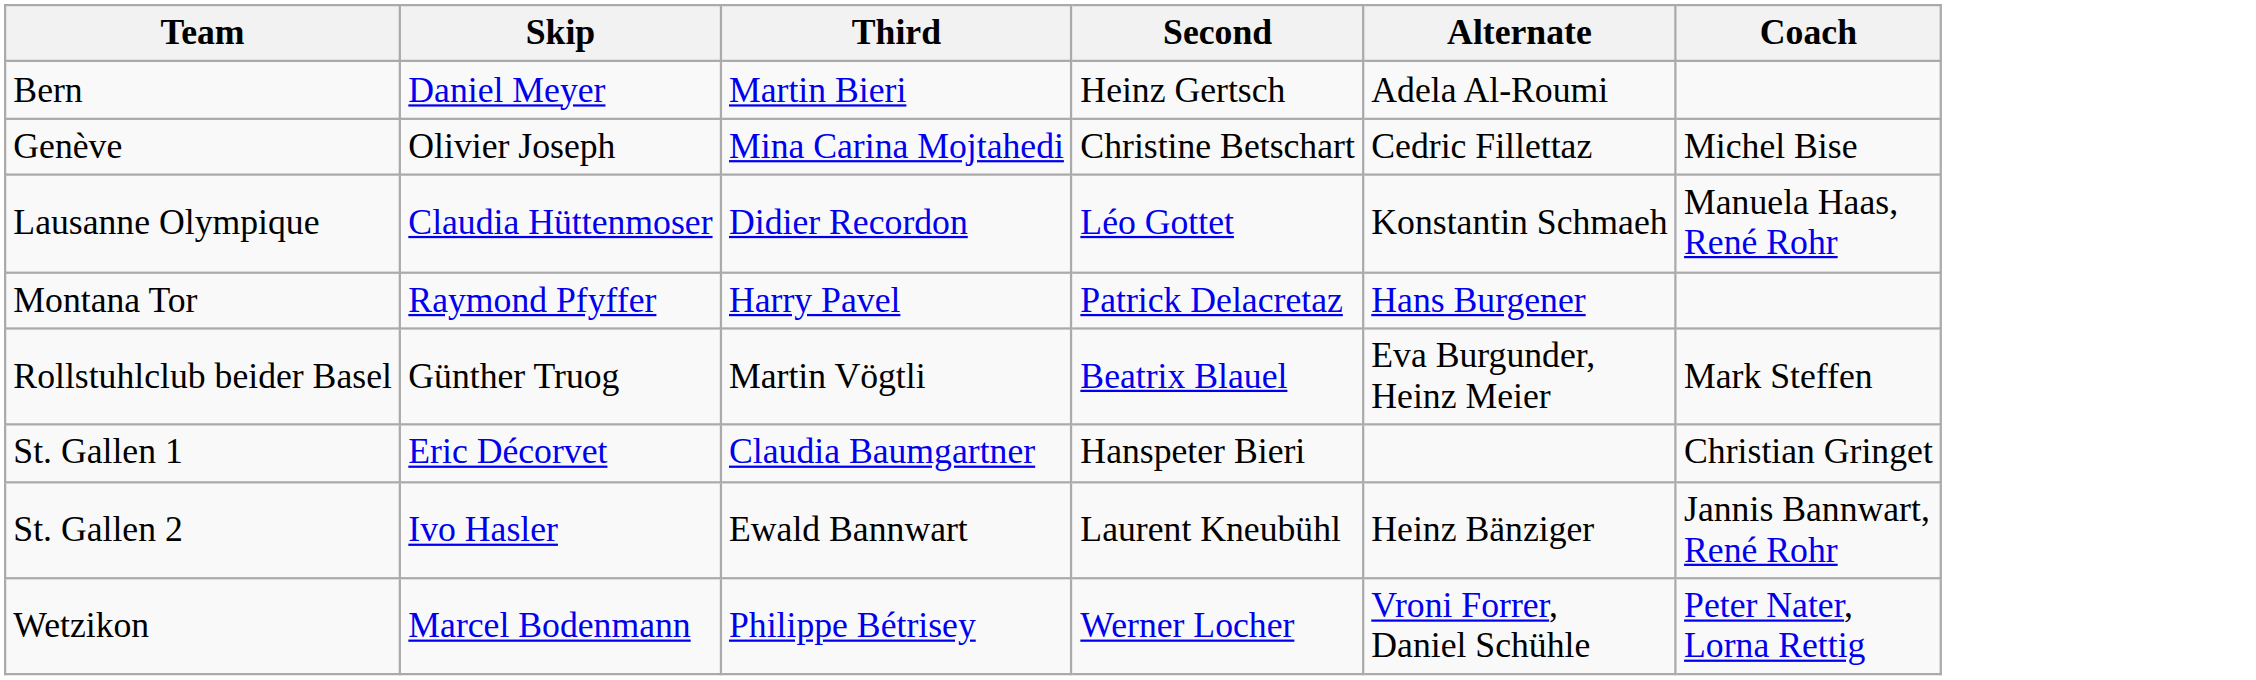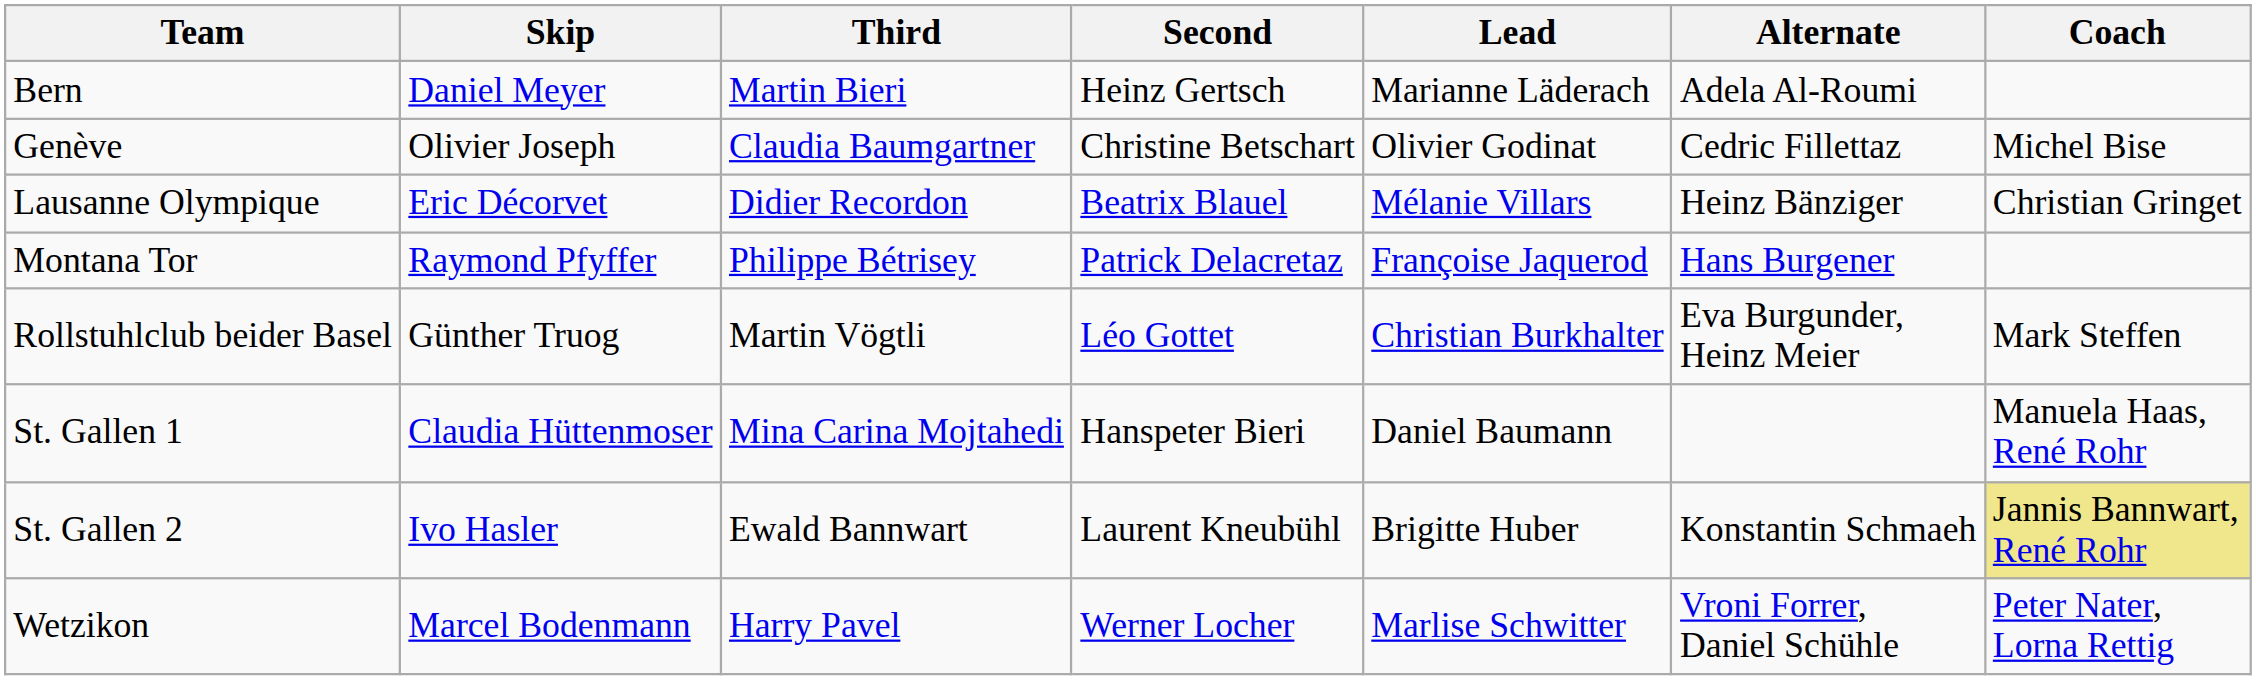+ column: (1517, 32)
(896, 145) Mina Carina Mojtahedi -> (882, 145) Claudia Baumgartner
(560, 222) Claudia Hüttenmoser -> (508, 202) Eric Décorvet
(1157, 222) Léo Gottet -> (1184, 202) Beatrix Blauel
(1519, 222) Konstantin Schmaeh -> (1792, 202) Heinz Bänziger
(1791, 222) Manuela Haas, René Rohr -> (2117, 202) Christian Gringet
(815, 299) Harry Pavel -> (852, 259) Philippe Bétrisey
(1184, 375) Beatrix Blauel -> (1157, 335) Léo Gottet
(508, 452) Eric Décorvet -> (560, 432) Claudia Hüttenmoser
(882, 452) Claudia Baumgartner -> (896, 432) Mina Carina Mojtahedi
(1808, 452) Christian Gringet -> (2100, 432) Manuela Haas, René Rohr
(1483, 529) Heinz Bänziger -> (1828, 529) Konstantin Schmaeh
(1807, 529) no background -> (2116, 529) khaki background
(852, 625) Philippe Bétrisey -> (815, 625) Harry Pavel
